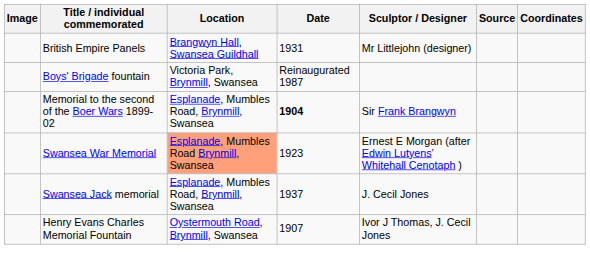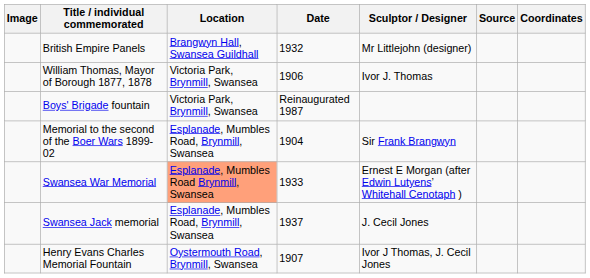(291, 48) 1931 -> (291, 48) 1932
+ row: (99, 77)
(291, 112) bold -> (291, 141) normal
(291, 153) 1923 -> (291, 182) 1933
